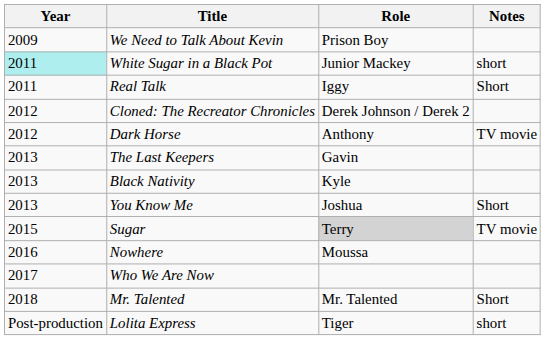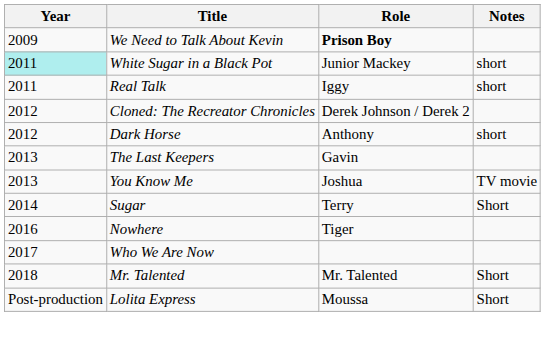(355, 39) normal -> (357, 39) bold
(493, 87) Short -> (491, 87) short
(507, 134) TV movie -> (491, 134) short
- row: (152, 181)
(493, 205) Short -> (507, 181) TV movie
(23, 228) 2015 -> (23, 205) 2014
(338, 228) lightgrey background -> (338, 205) no background
(507, 228) TV movie -> (493, 205) Short
(345, 252) Moussa -> (338, 228) Tiger
(338, 323) Tiger -> (345, 299) Moussa
(491, 323) short -> (493, 299) Short
